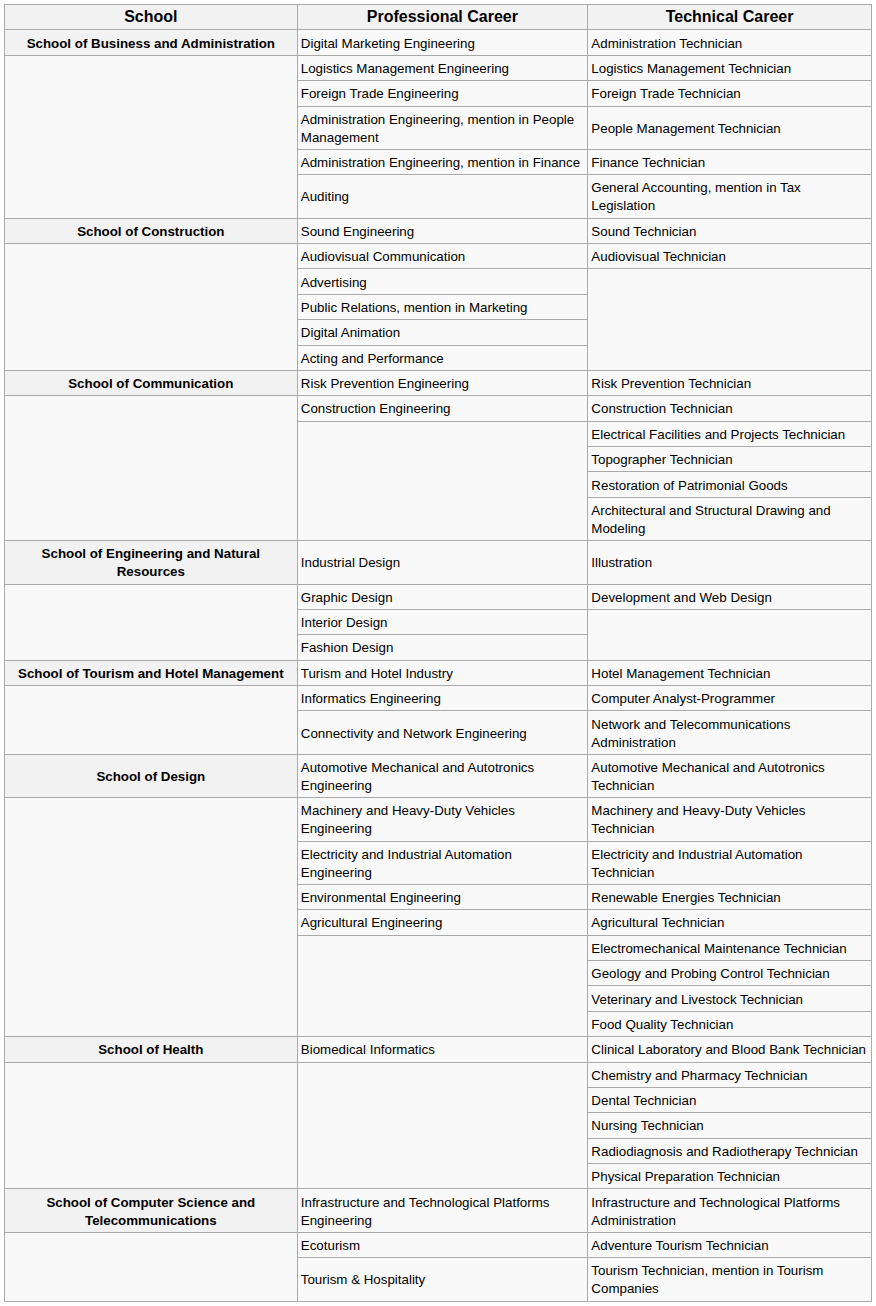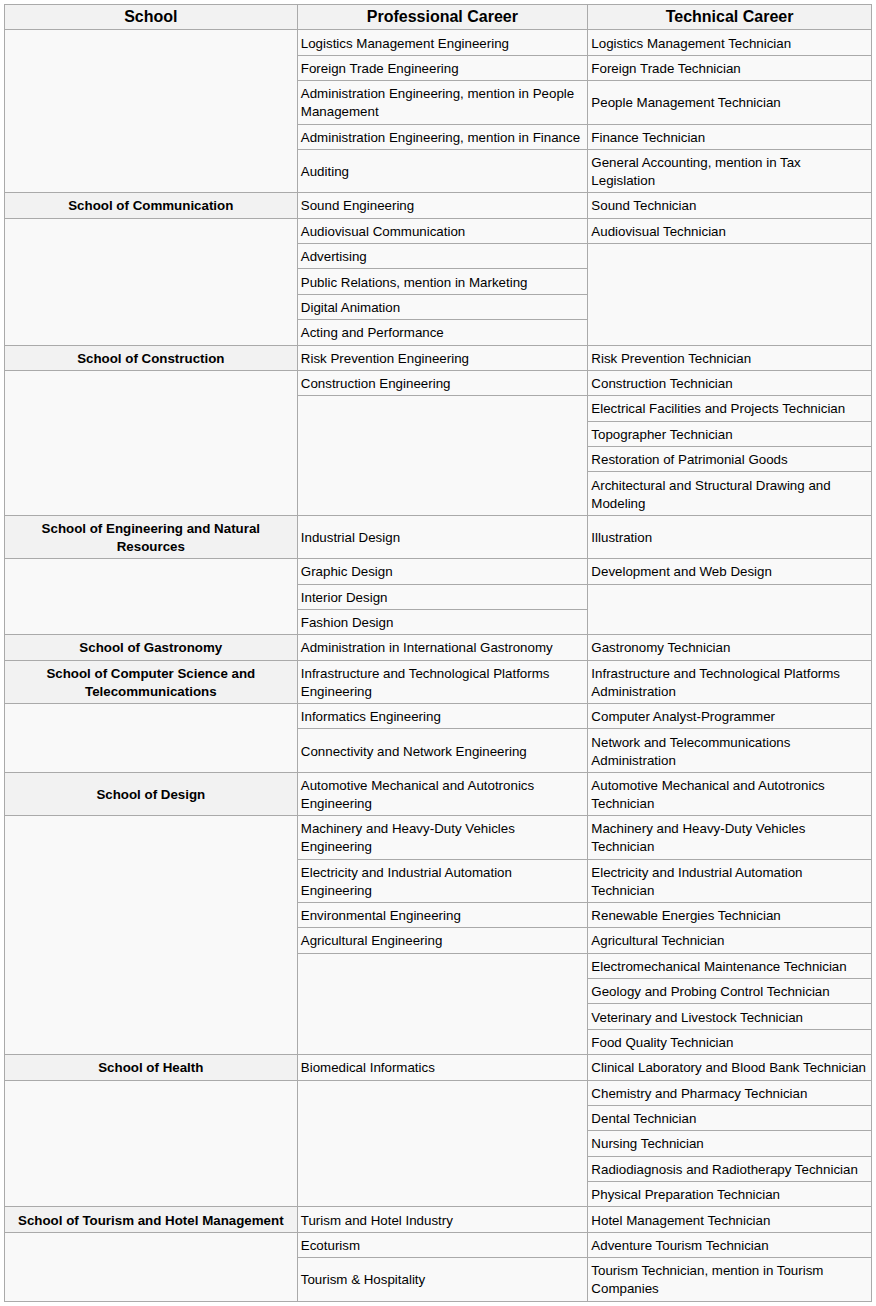- row: (388, 43)
(151, 231) School of Construction -> (151, 206) School of Communication
(151, 384) School of Communication -> (151, 358) School of Construction
+ row: (427, 648)
rows swapped: (425, 1211) <-> (377, 673)
